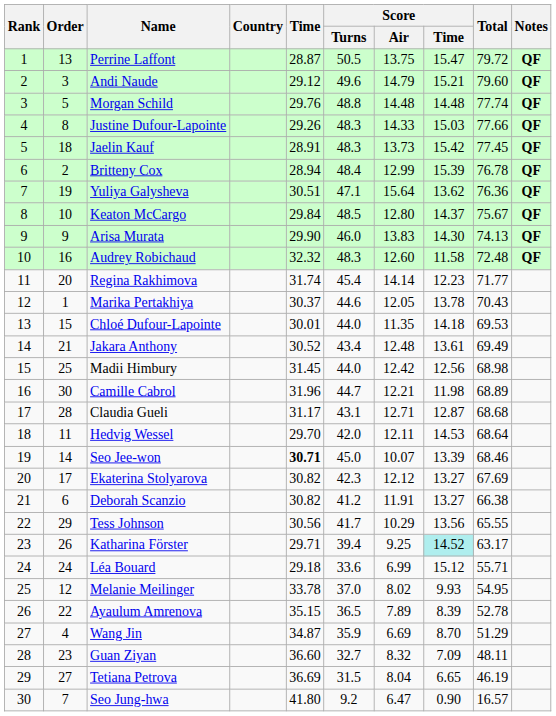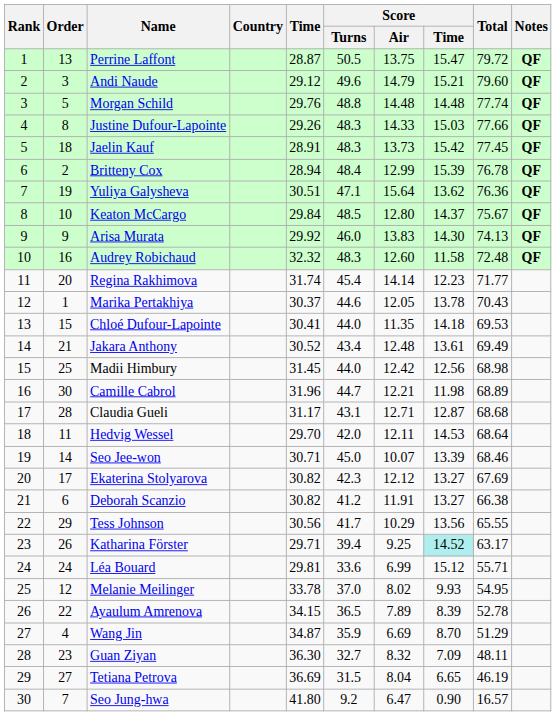(305, 236) 29.90 -> (305, 236) 29.92
(305, 324) 30.01 -> (305, 324) 30.41
(305, 457) bold -> (305, 457) normal
(305, 567) 29.18 -> (305, 567) 29.81
(305, 611) 35.15 -> (305, 611) 34.15
(305, 655) 36.60 -> (305, 655) 36.30
